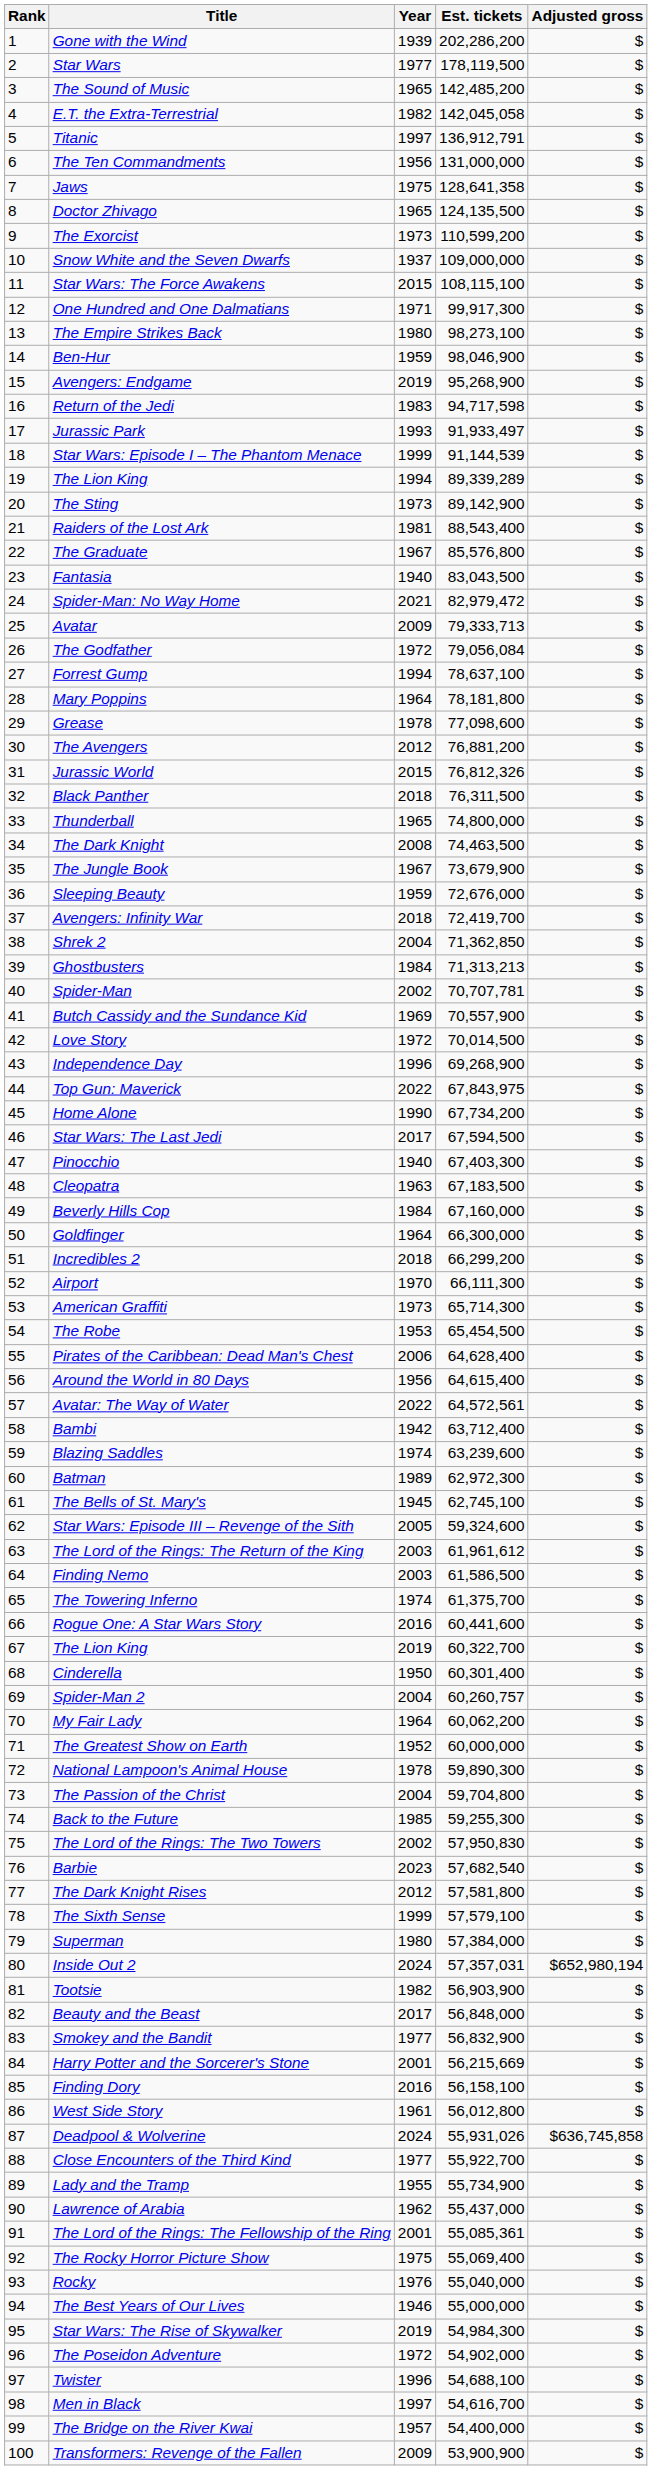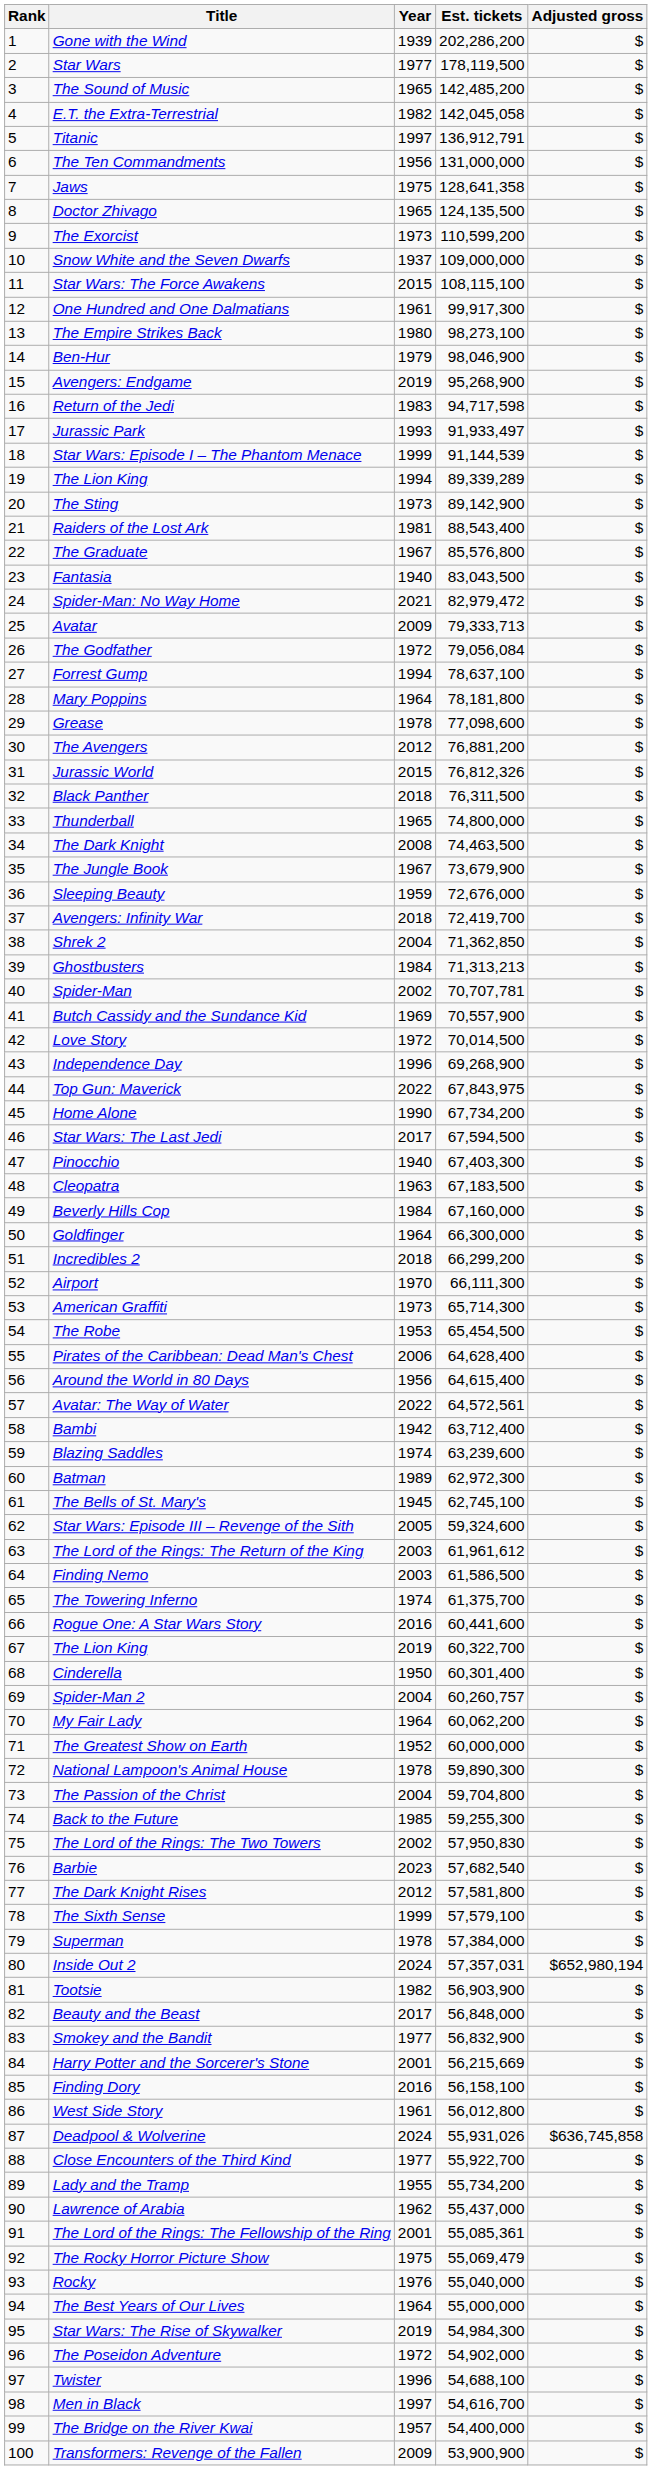(415, 308) 1971 -> (415, 308) 1961
(415, 357) 1959 -> (415, 357) 1979
(415, 1941) 1980 -> (415, 1941) 1978
(486, 2184) 55,734,900 -> (486, 2184) 55,734,200
(486, 2257) 55,069,400 -> (486, 2257) 55,069,479
(415, 2306) 1946 -> (415, 2306) 1964
